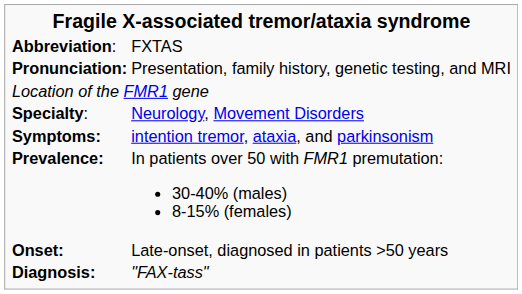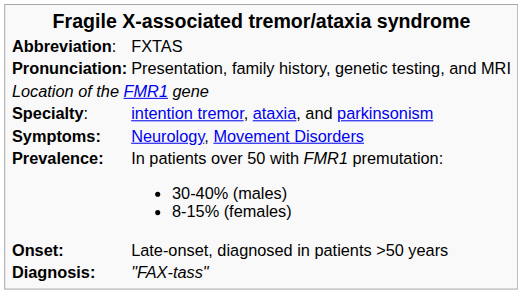(248, 114) Neurology, Movement Disorders -> (282, 114) intention tremor, ataxia, and parkinsonism
(282, 136) intention tremor, ataxia, and parkinsonism -> (248, 136) Neurology, Movement Disorders
